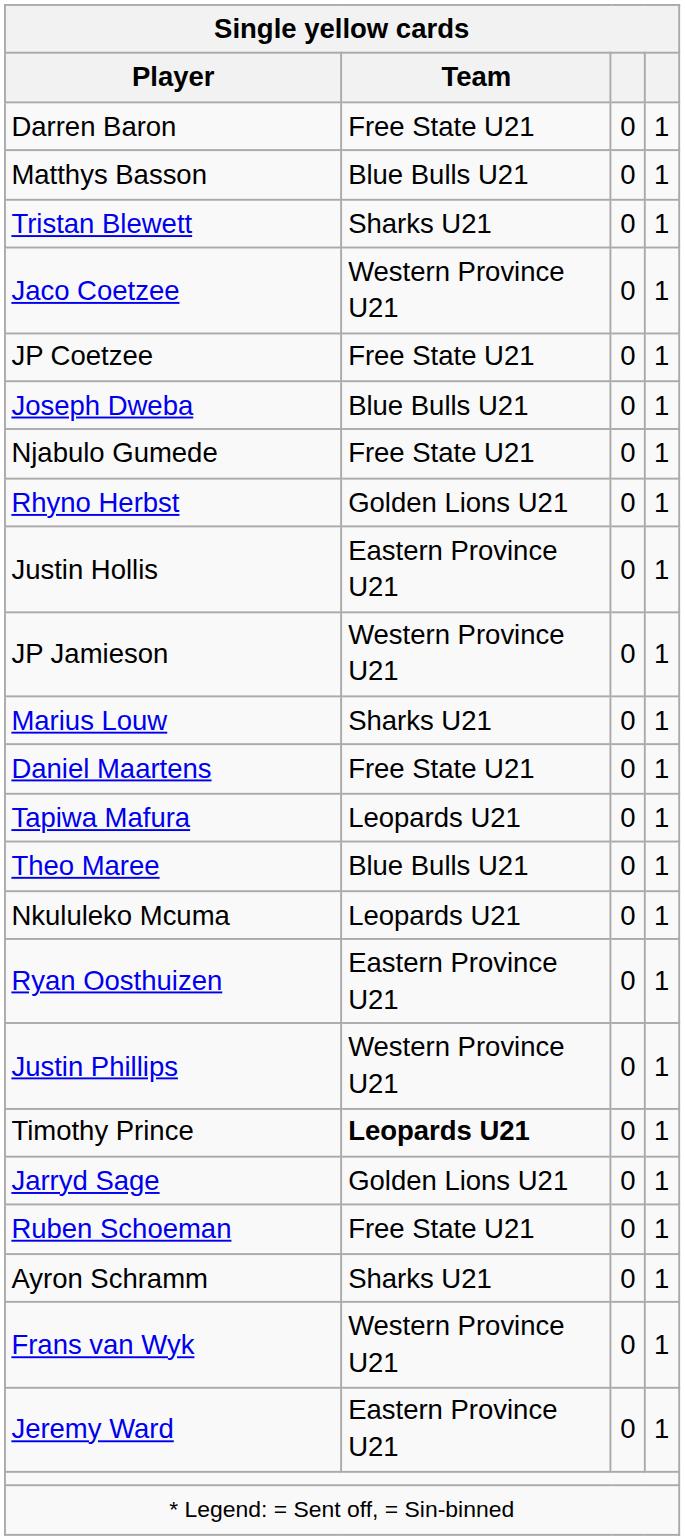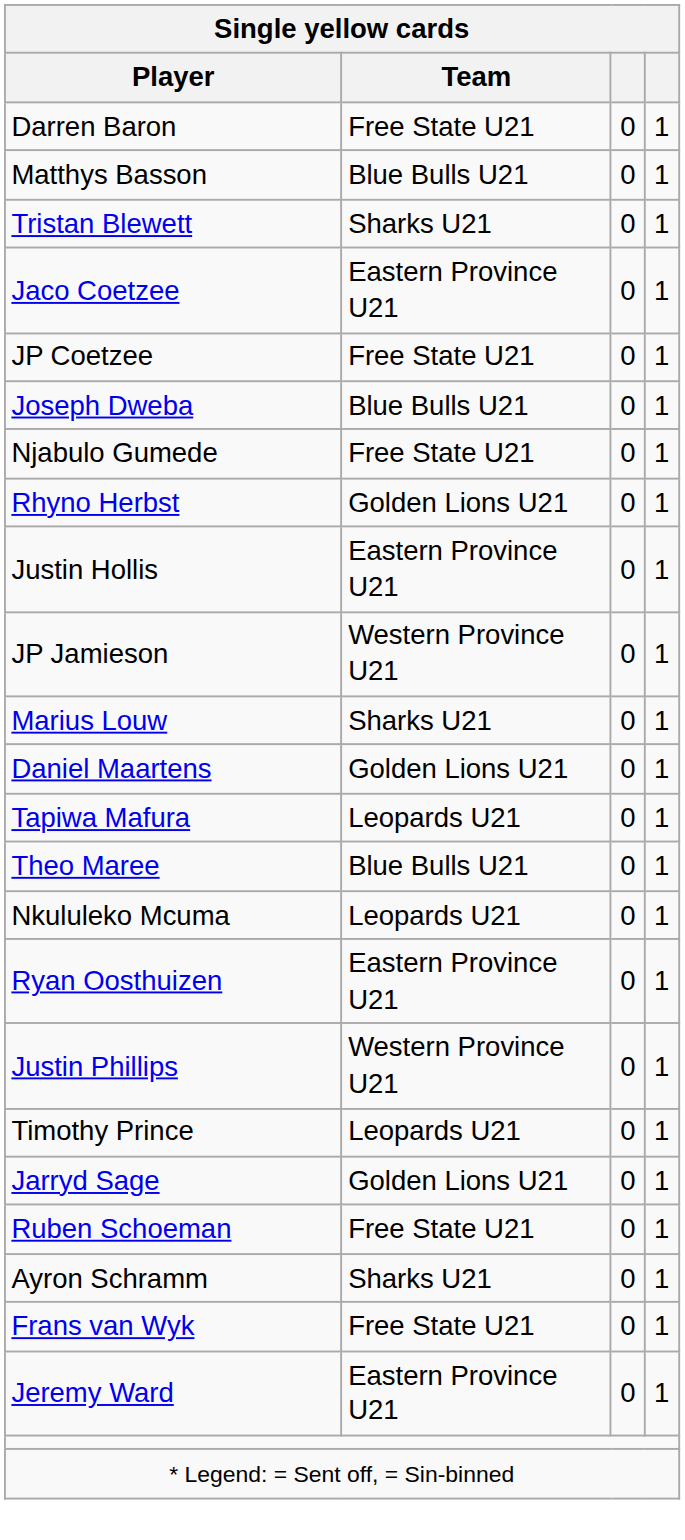(456, 290) Western Province U21 -> (453, 290) Eastern Province U21
(441, 769) Free State U21 -> (458, 769) Golden Lions U21
(439, 1132) bold -> (434, 1132) normal
(456, 1344) Western Province U21 -> (441, 1327) Free State U21
